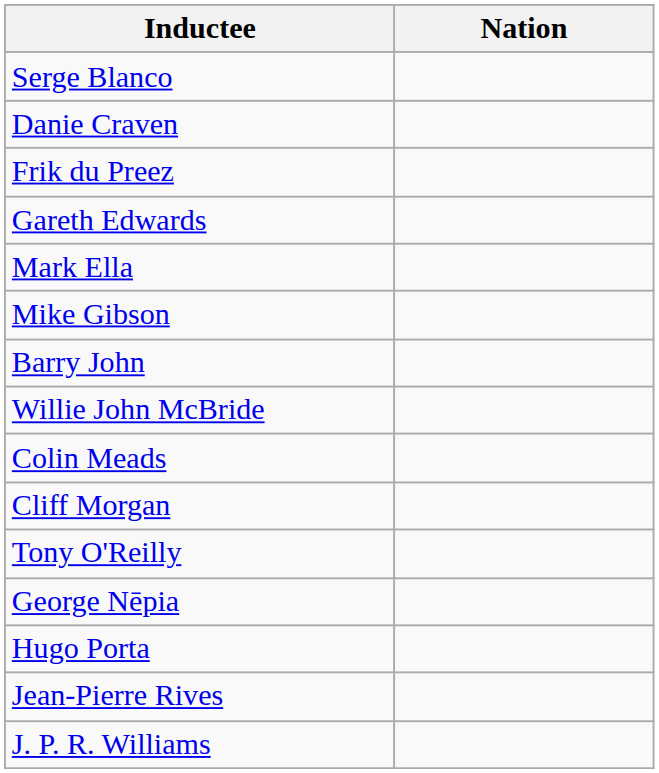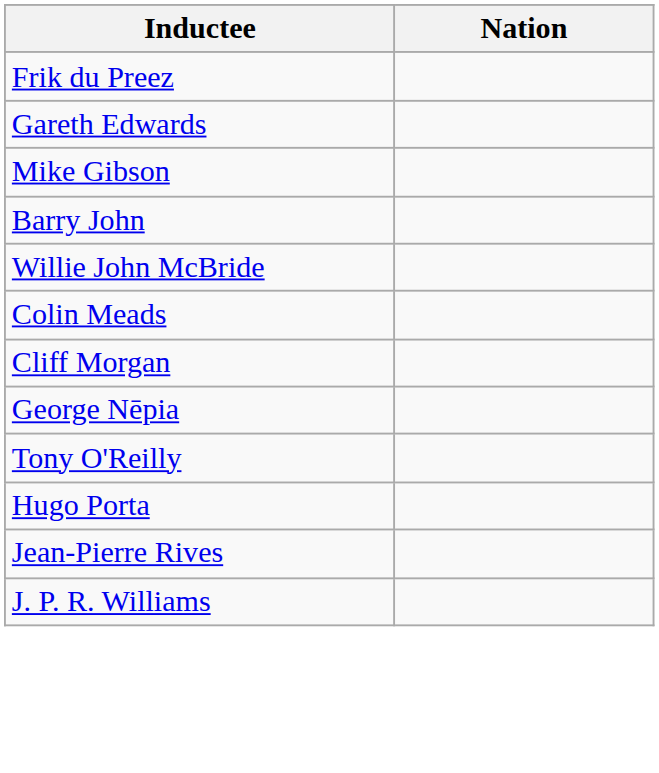- row: (92, 76)
- row: (95, 123)
- row: (72, 266)
rows swapped: (96, 600) <-> (97, 553)
